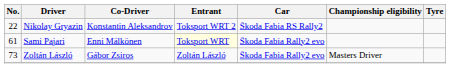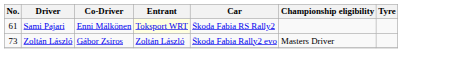- row: (53, 25)
(282, 40) Škoda Fabia Rally2 evo -> (234, 25) Škoda Fabia RS Rally2
